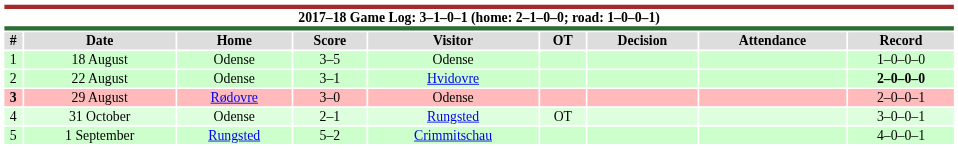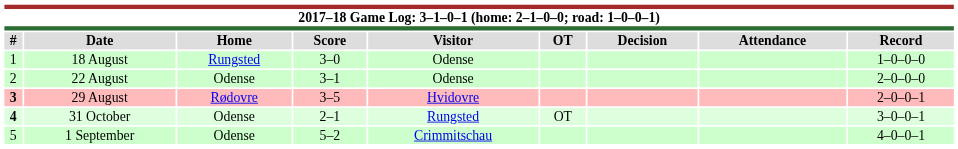(234, 59) Odense -> (234, 59) Rungsted
(330, 59) 3–5 -> (330, 59) 3–0
(453, 78) Hvidovre -> (453, 78) Odense
(901, 78) bold -> (901, 78) normal
(330, 97) 3–0 -> (330, 97) 3–5
(453, 97) Odense -> (453, 97) Hvidovre
(13, 116) normal -> (13, 116) bold
(234, 135) Rungsted -> (234, 135) Odense
